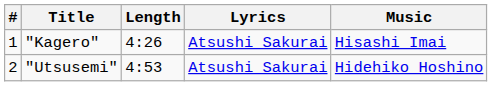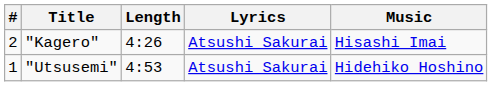(13, 42) 1 -> (13, 42) 2
(13, 68) 2 -> (13, 68) 1
